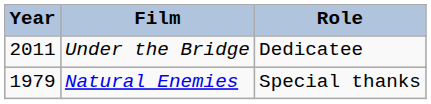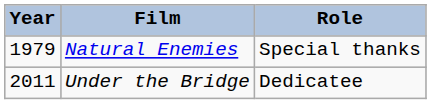rows swapped: (152, 83) <-> (157, 52)
